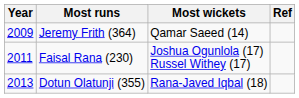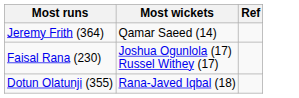- column: (20, 13)
